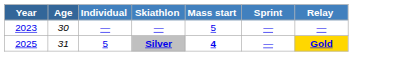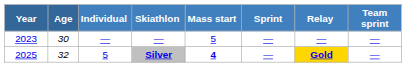+ column: (375, 18)
(63, 44) 31 -> (63, 55) 32
